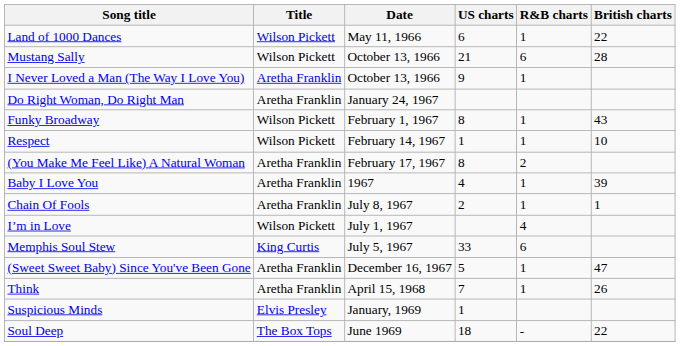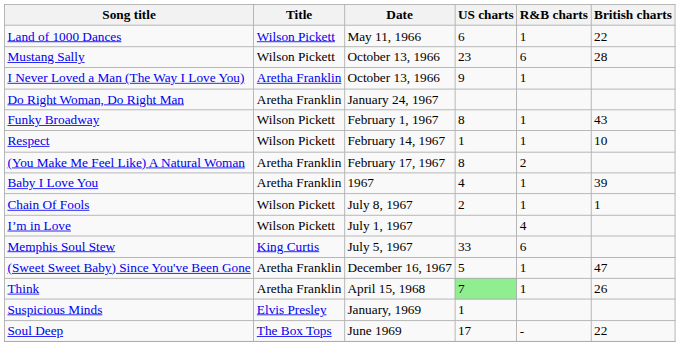(465, 57) 21 -> (465, 57) 23
(299, 204) Aretha Franklin -> (296, 204) Wilson Pickett
(461, 288) no background -> (461, 288) lightgreen background
(465, 330) 18 -> (465, 330) 17
